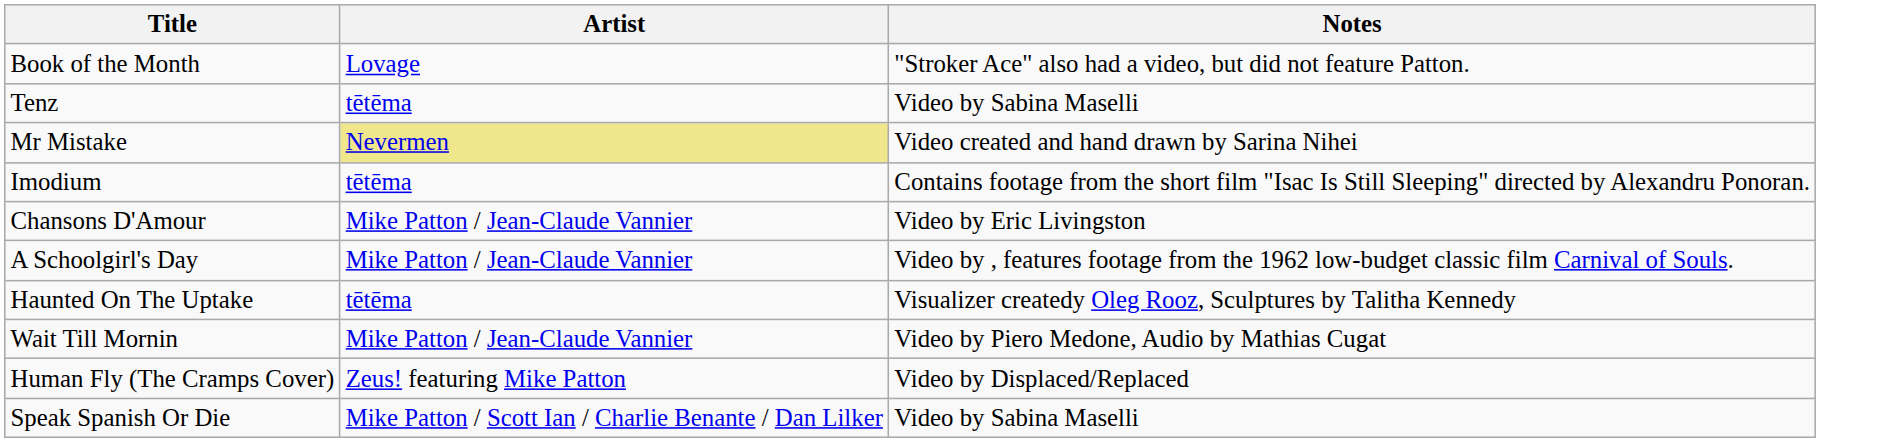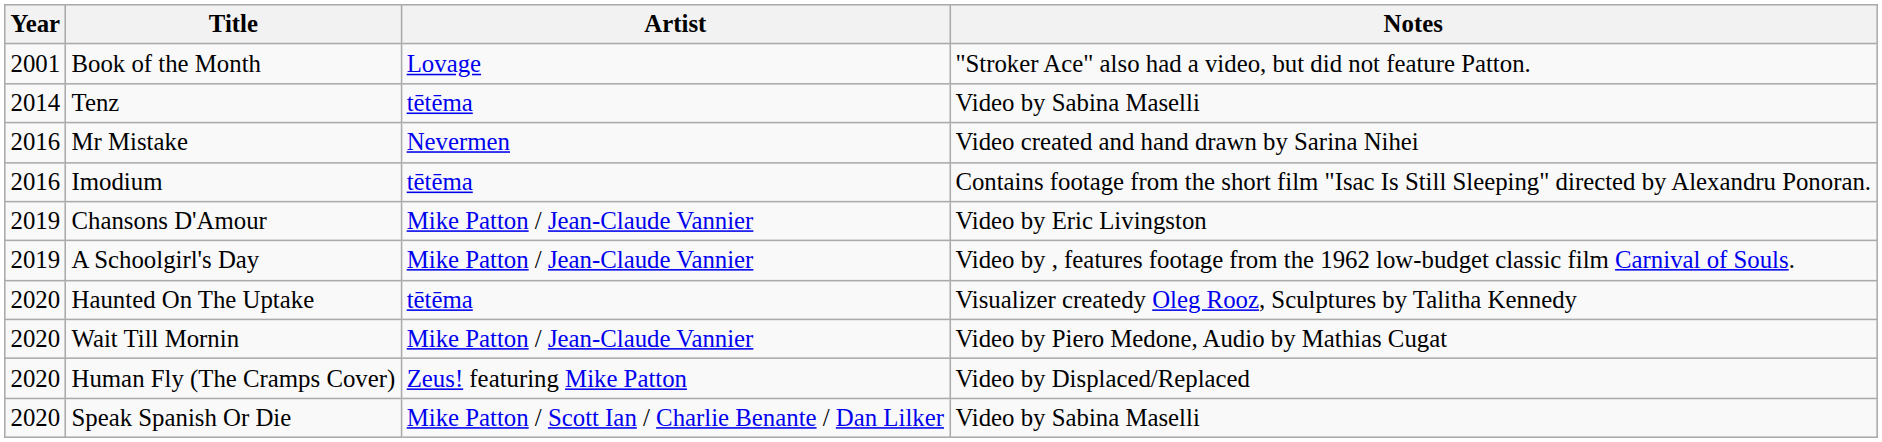+ column: (35, 24)
(397, 142) khaki background -> (458, 142) no background
